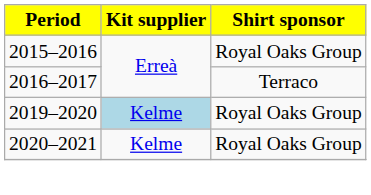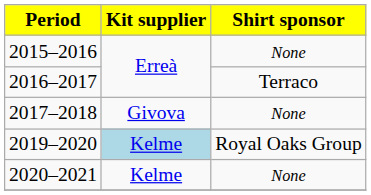(288, 50) Royal Oaks Group -> (288, 52) None
+ row: (53, 112)
(288, 143) Royal Oaks Group -> (288, 175) None
